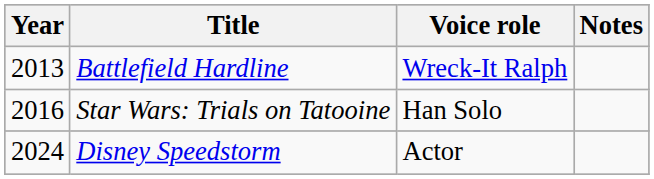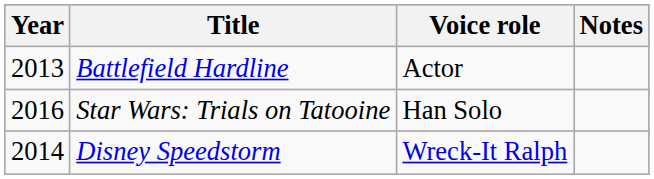(485, 67) Wreck-It Ralph -> (433, 67) Actor
(38, 151) 2024 -> (38, 151) 2014
(433, 151) Actor -> (485, 151) Wreck-It Ralph
